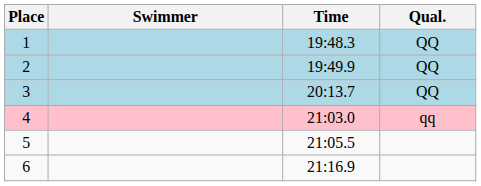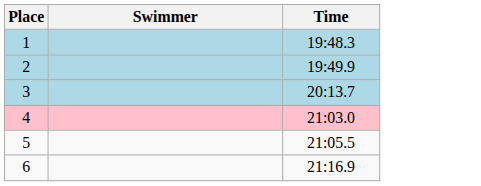- column: (427, 17)
